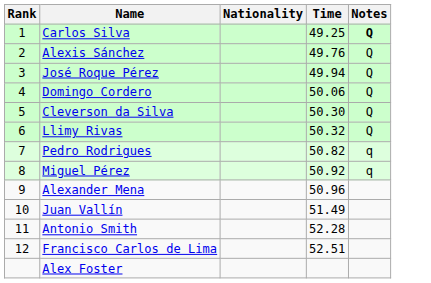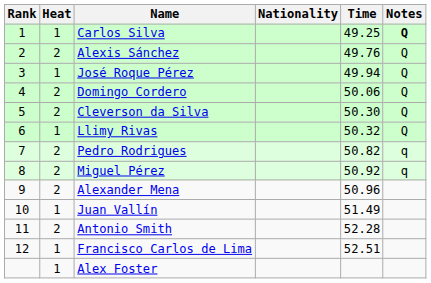+ column: (57, 15)
